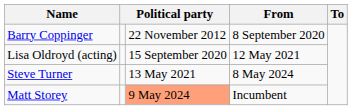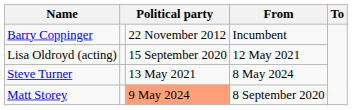(279, 34) 8 September 2020 -> (260, 34) Incumbent
(260, 94) Incumbent -> (279, 94) 8 September 2020
